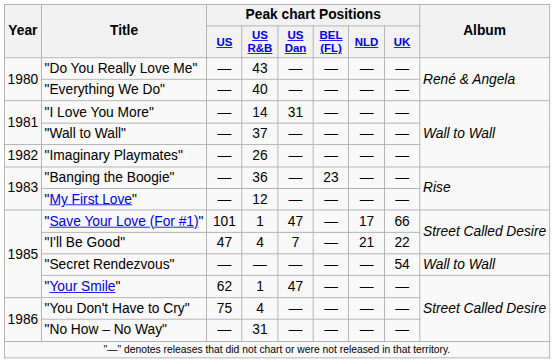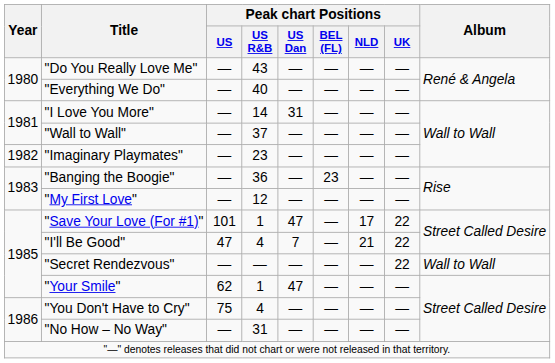(260, 155) 26 -> (260, 155) 23
(402, 221) 66 -> (402, 221) 22
(402, 264) 54 -> (402, 264) 22
